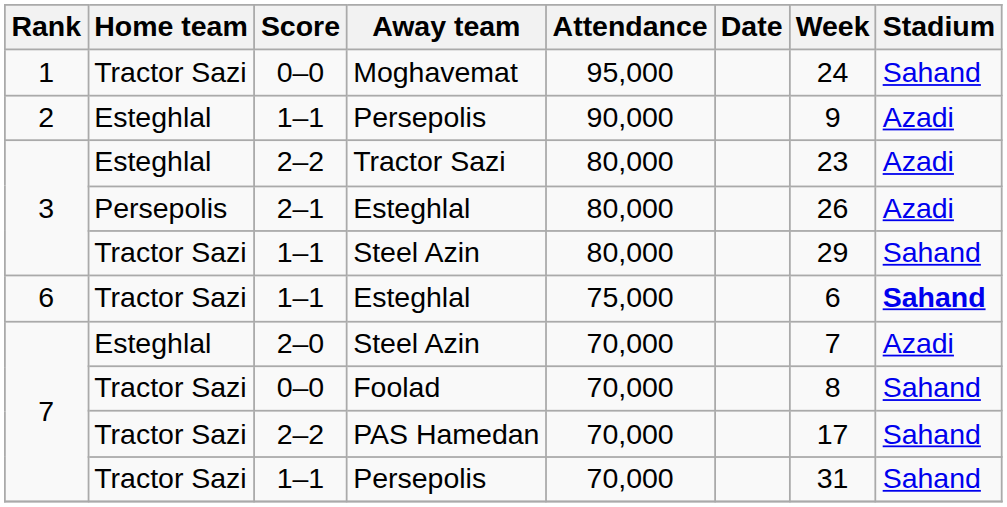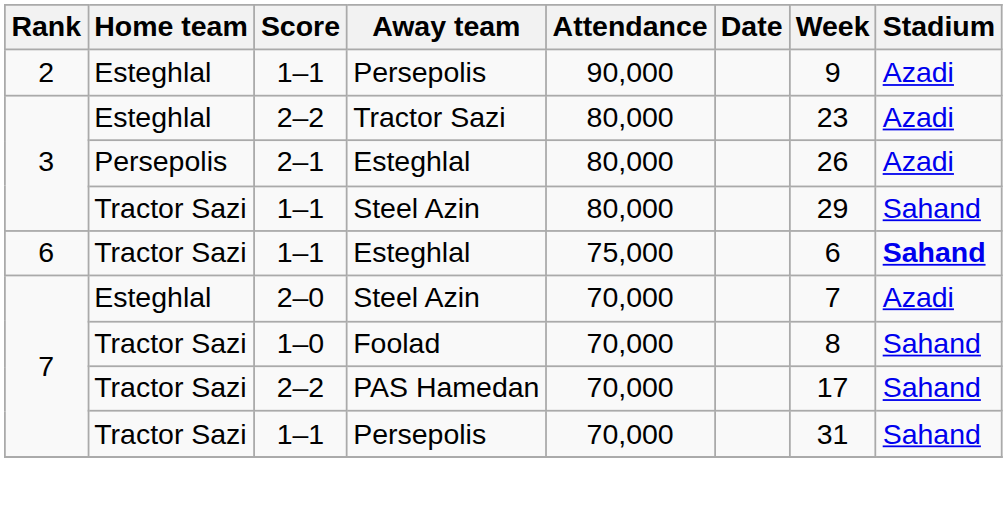- row: (46, 72)
(300, 388) 0–0 -> (300, 343) 1–0
